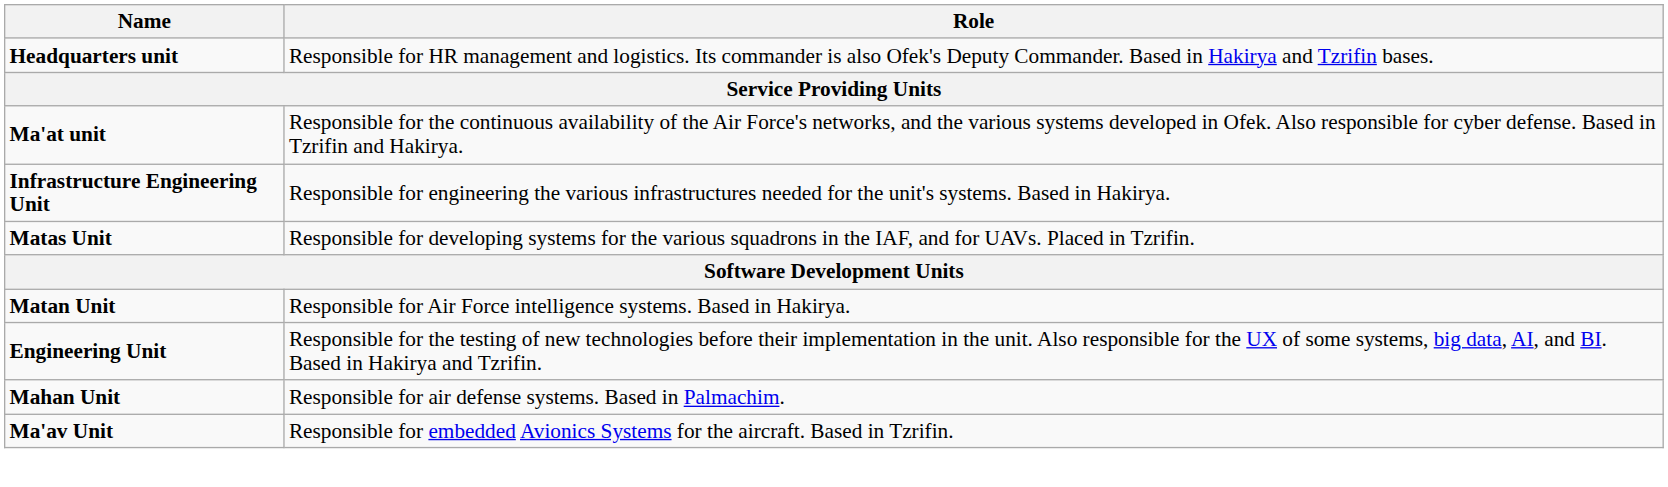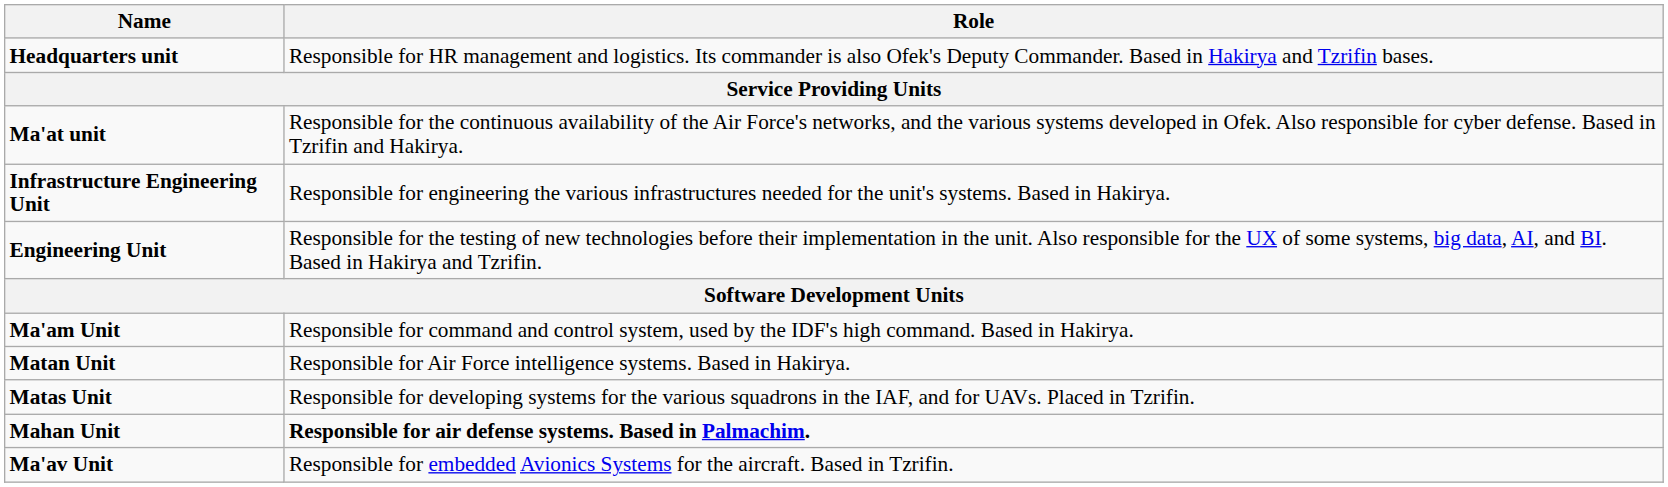rows swapped: (88, 351) <-> (61, 237)
+ row: (65, 329)
(537, 396) normal -> (549, 430) bold
